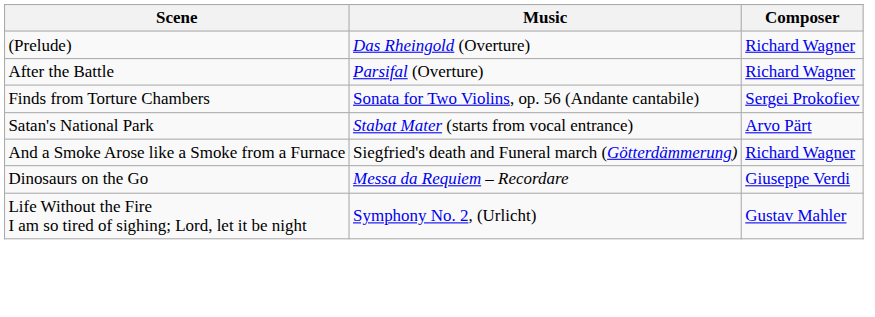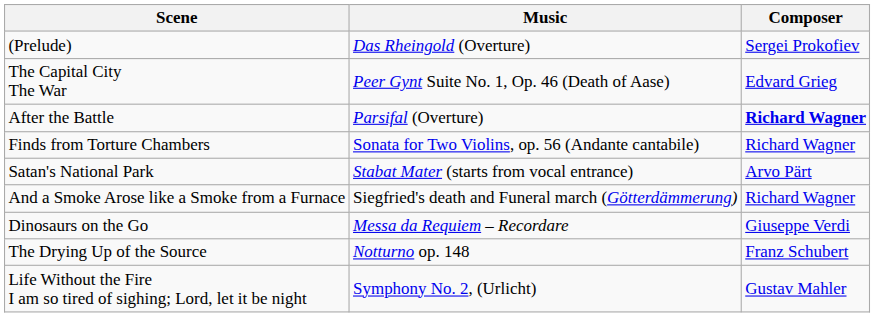(800, 44) Richard Wagner -> (802, 44) Sergei Prokofiev
+ row: (65, 81)
(800, 71) normal -> (806, 117) bold
(802, 98) Sergei Prokofiev -> (800, 144) Richard Wagner
+ row: (108, 252)
